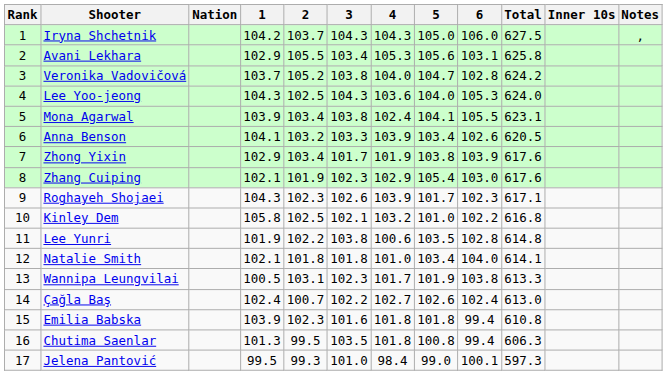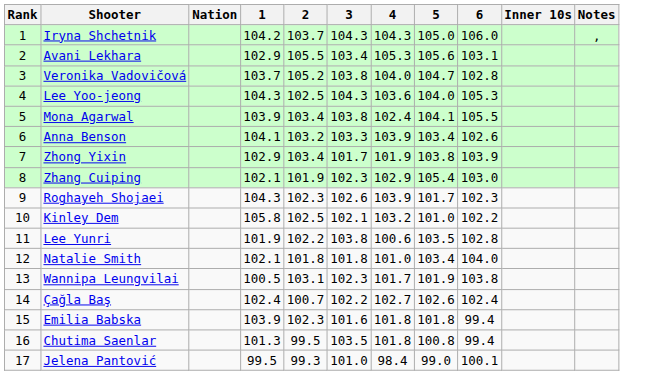- column: (523, 15)
